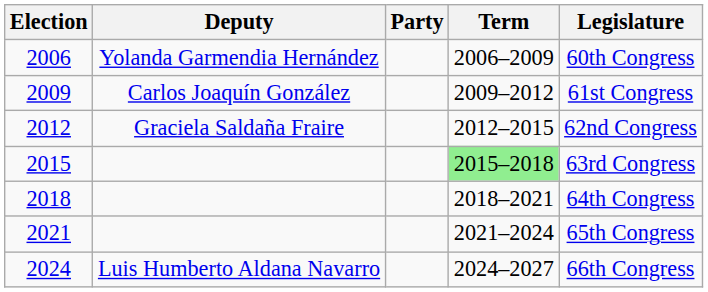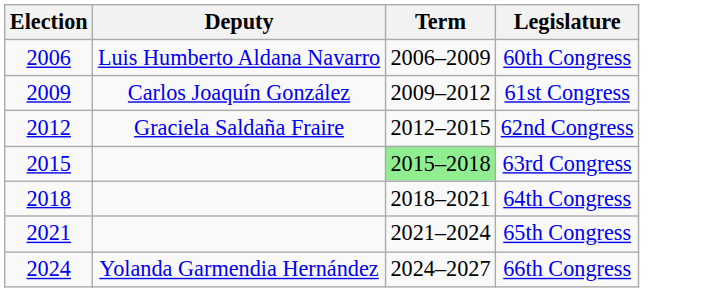- column: (417, 22)
(239, 57) Yolanda Garmendia Hernández -> (239, 57) Luis Humberto Aldana Navarro
(239, 269) Luis Humberto Aldana Navarro -> (239, 269) Yolanda Garmendia Hernández
